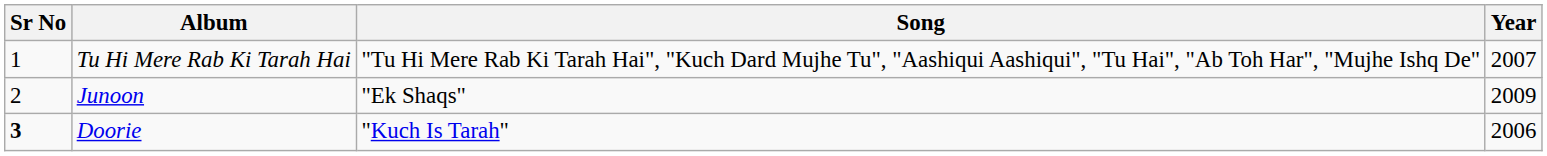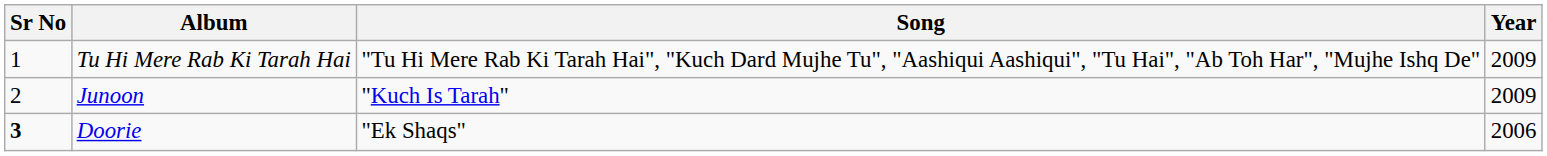(1514, 58) 2007 -> (1514, 58) 2009
(414, 95) "Ek Shaqs" -> (435, 95) "Kuch Is Tarah"
(435, 131) "Kuch Is Tarah" -> (414, 131) "Ek Shaqs"
